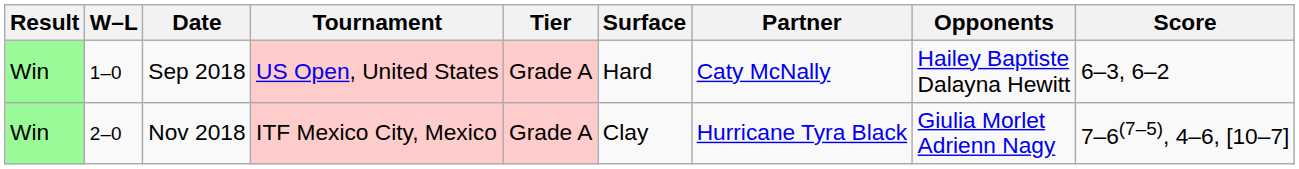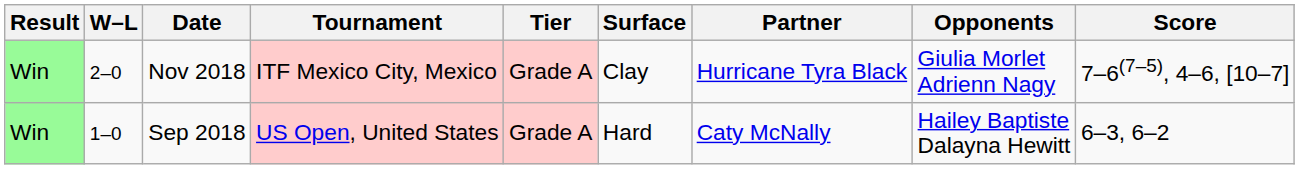rows swapped: (197, 71) <-> (197, 132)
